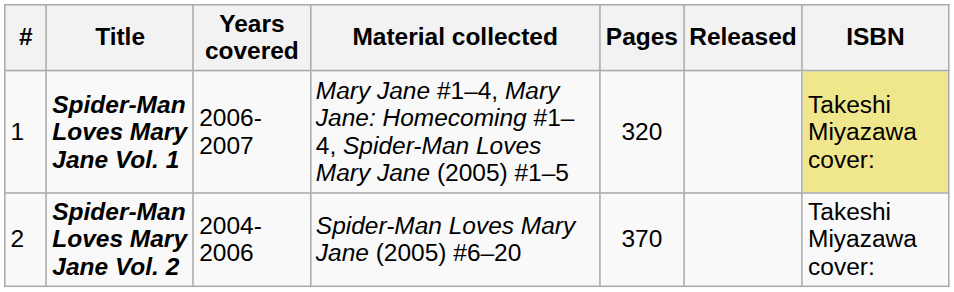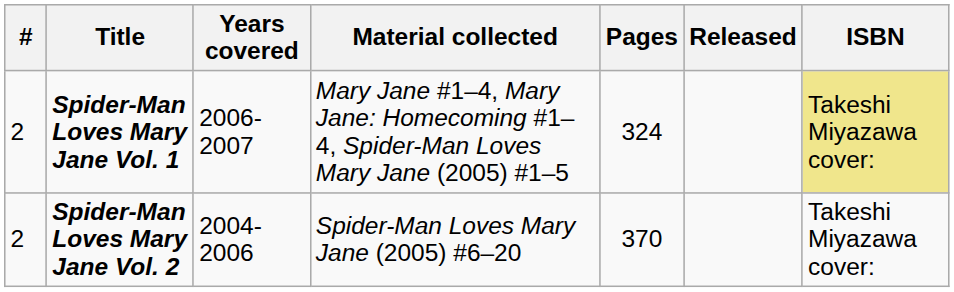(17, 131) 1 -> (17, 131) 2
(642, 131) 320 -> (642, 131) 324
